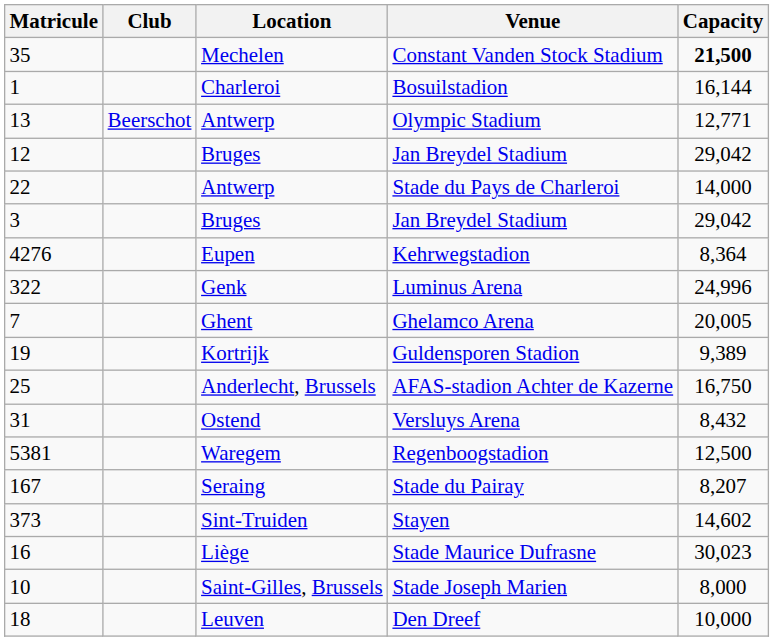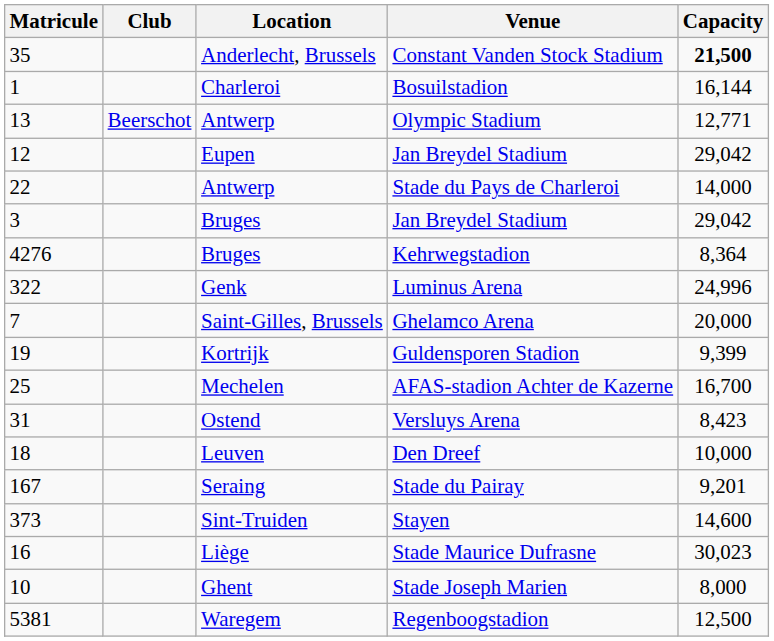(242, 54) Mechelen -> (288, 54) Anderlecht, Brussels
(231, 154) Bruges -> (228, 154) Eupen
(228, 253) Eupen -> (231, 253) Bruges
(227, 320) Ghent -> (292, 320) Saint-Gilles, Brussels
(723, 320) 20,005 -> (723, 320) 20,000
(723, 353) 9,389 -> (723, 353) 9,399
(288, 386) Anderlecht, Brussels -> (242, 386) Mechelen
(723, 386) 16,750 -> (723, 386) 16,700
(723, 420) 8,432 -> (723, 420) 8,423
rows swapped: (20, 619) <-> (30, 453)
(723, 486) 8,207 -> (723, 486) 9,201
(723, 519) 14,602 -> (723, 519) 14,600
(292, 586) Saint-Gilles, Brussels -> (227, 586) Ghent
